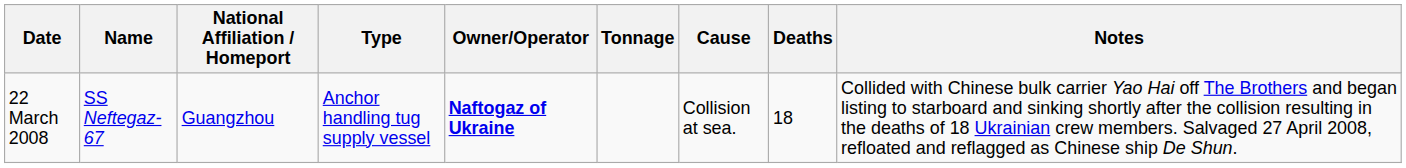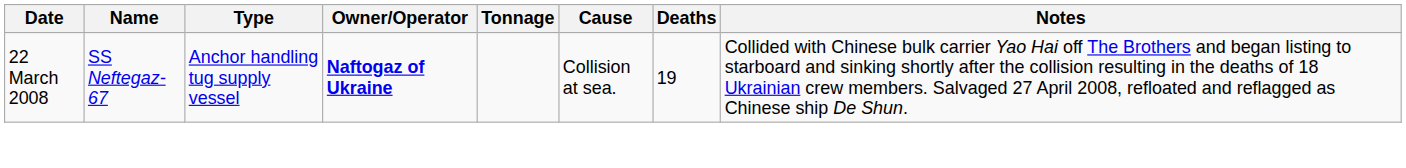- column: (248, 38)
(783, 117) 18 -> (667, 77) 19
